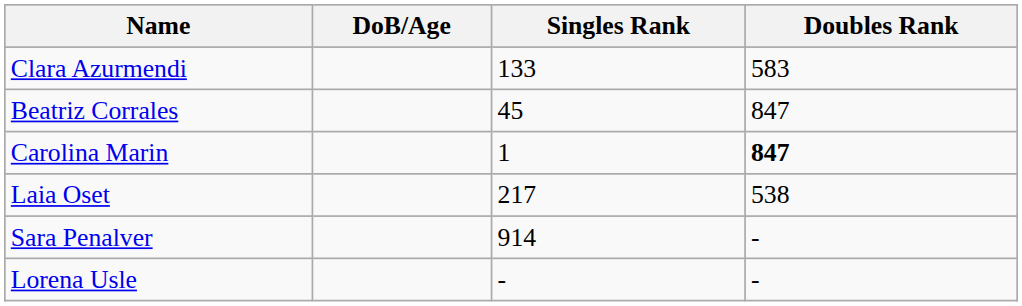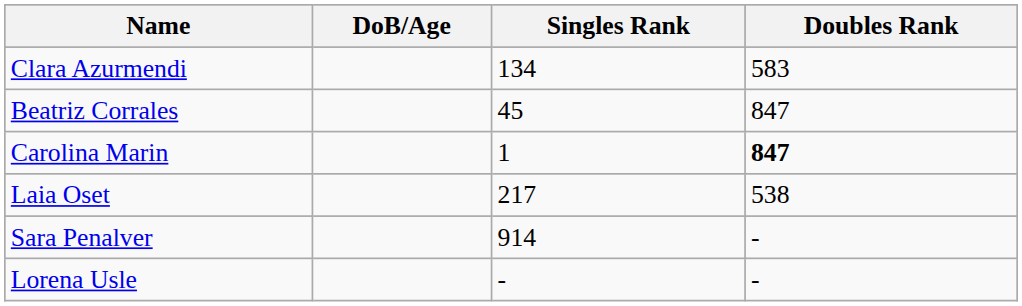(517, 68) 133 -> (517, 68) 134
